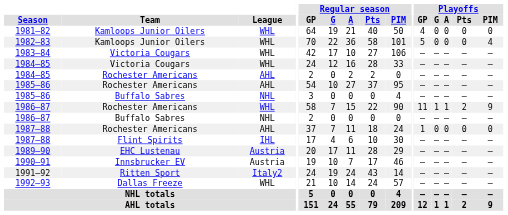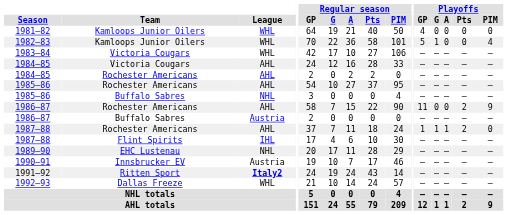(436, 42) 0 -> (436, 42) 1
(267, 64) WHL -> (267, 64) AHL
(267, 107) WHL -> (267, 107) AHL
(436, 107) 1 -> (436, 107) 0
(446, 107) 1 -> (446, 107) 0
(267, 118) NHL -> (267, 118) Austria
(436, 129) 0 -> (436, 129) 1
(446, 129) 0 -> (446, 129) 1
(464, 129) 0 -> (464, 129) 2
(267, 151) Austria -> (267, 151) NHL
(267, 173) normal -> (267, 173) bold
